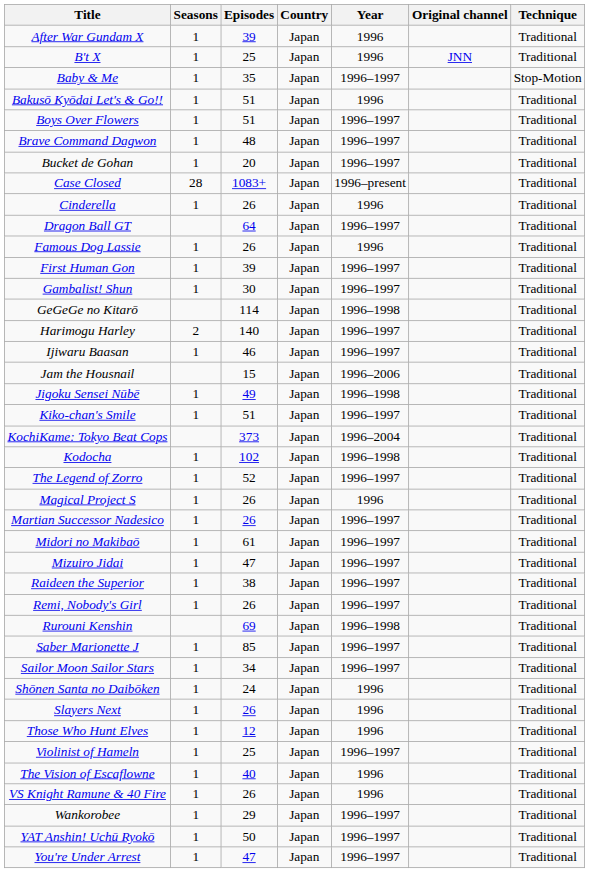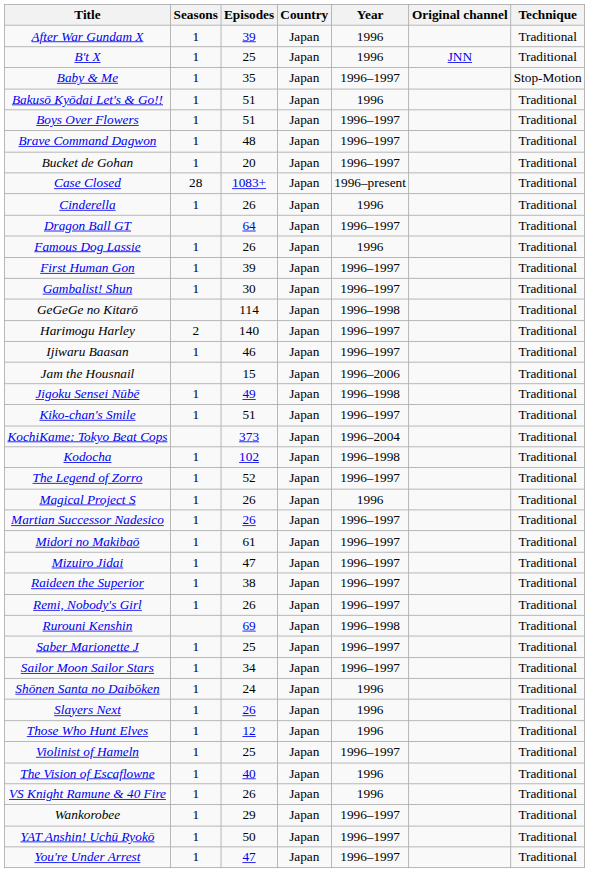(249, 646) 85 -> (249, 646) 25
